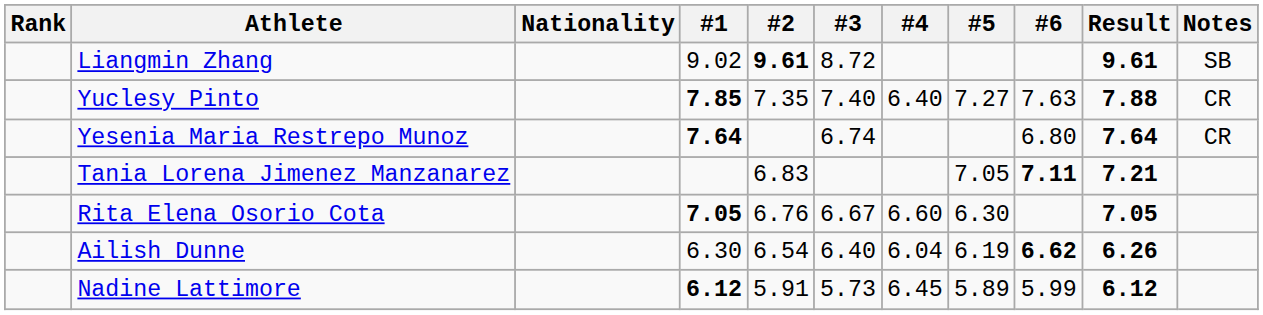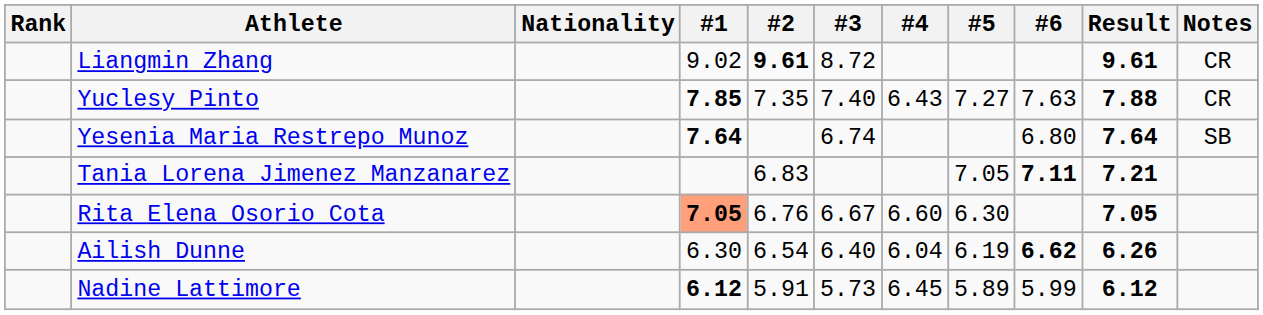(1218, 62) SB -> (1218, 62) CR
(915, 100) 6.40 -> (915, 100) 6.43
(1218, 138) CR -> (1218, 138) SB
(714, 213) no background -> (714, 213) lightsalmon background
